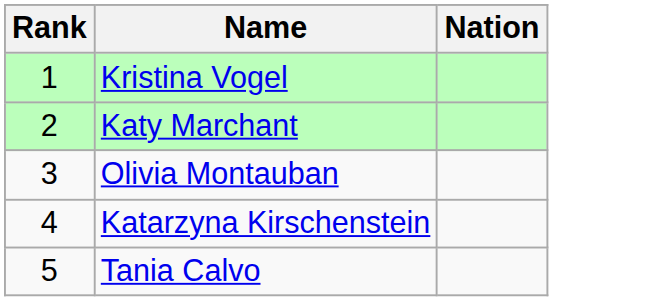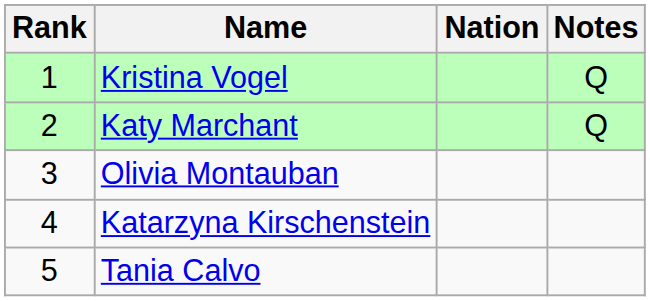+ column: (596, 28)
